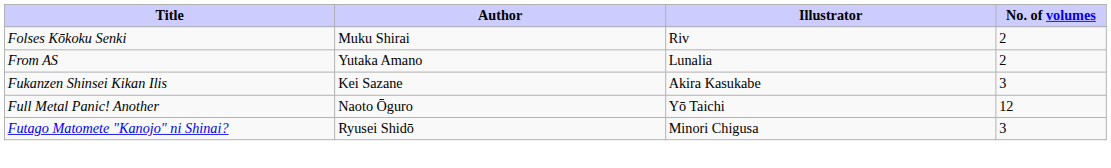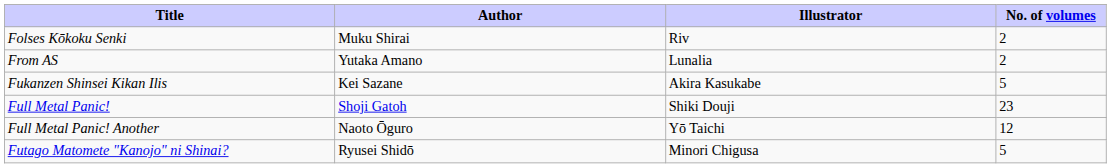(1003, 83) 3 -> (1003, 83) 5
+ row: (59, 106)
(1003, 128) 3 -> (1003, 151) 5
